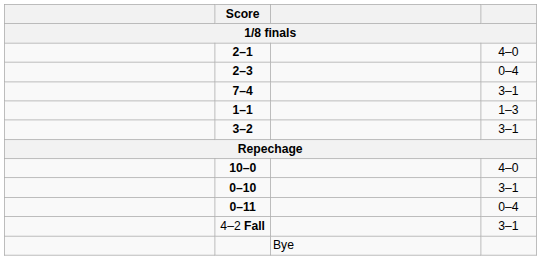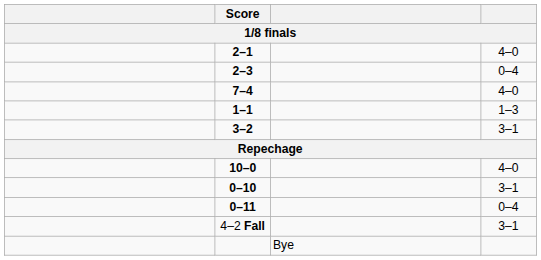(508, 91) 3–1 -> (508, 91) 4–0
